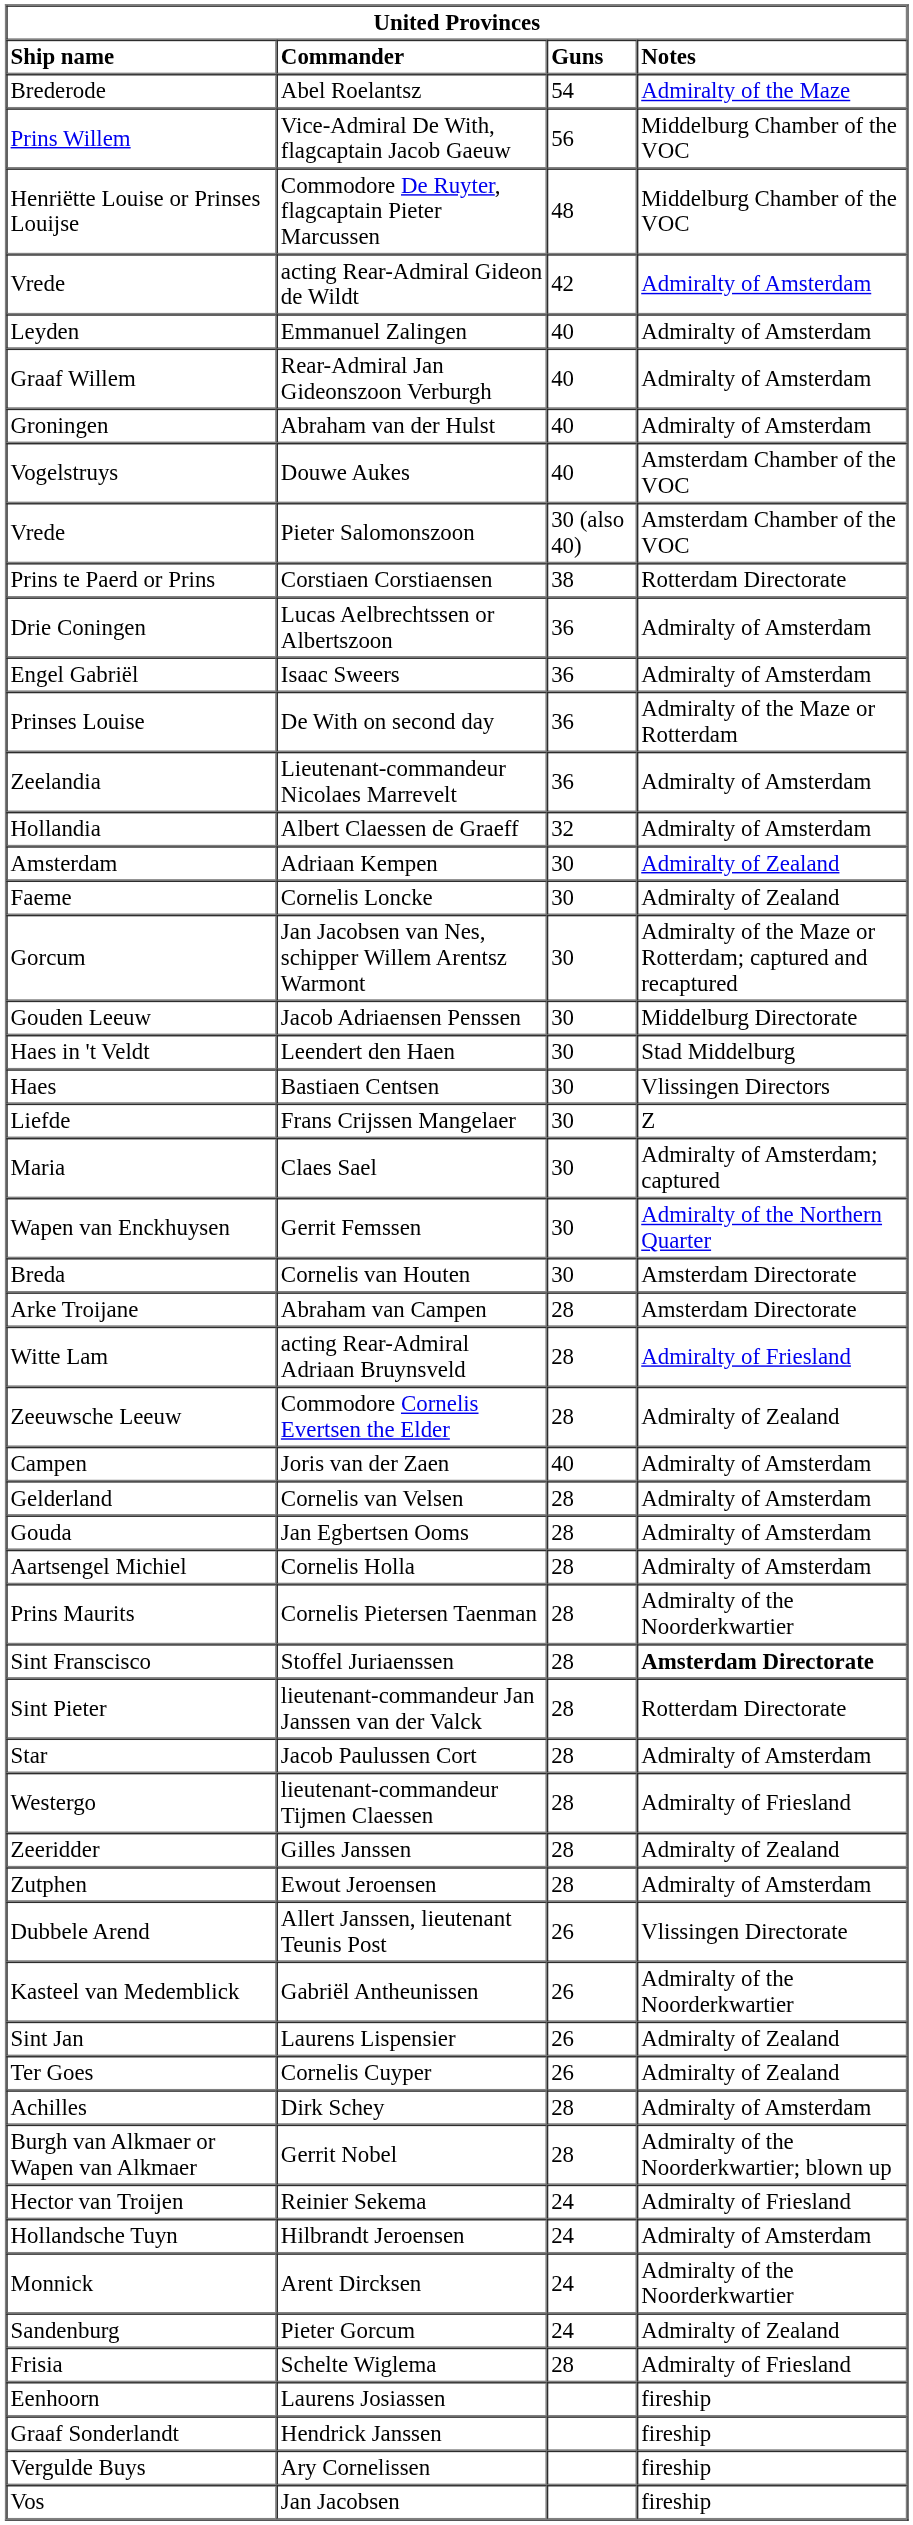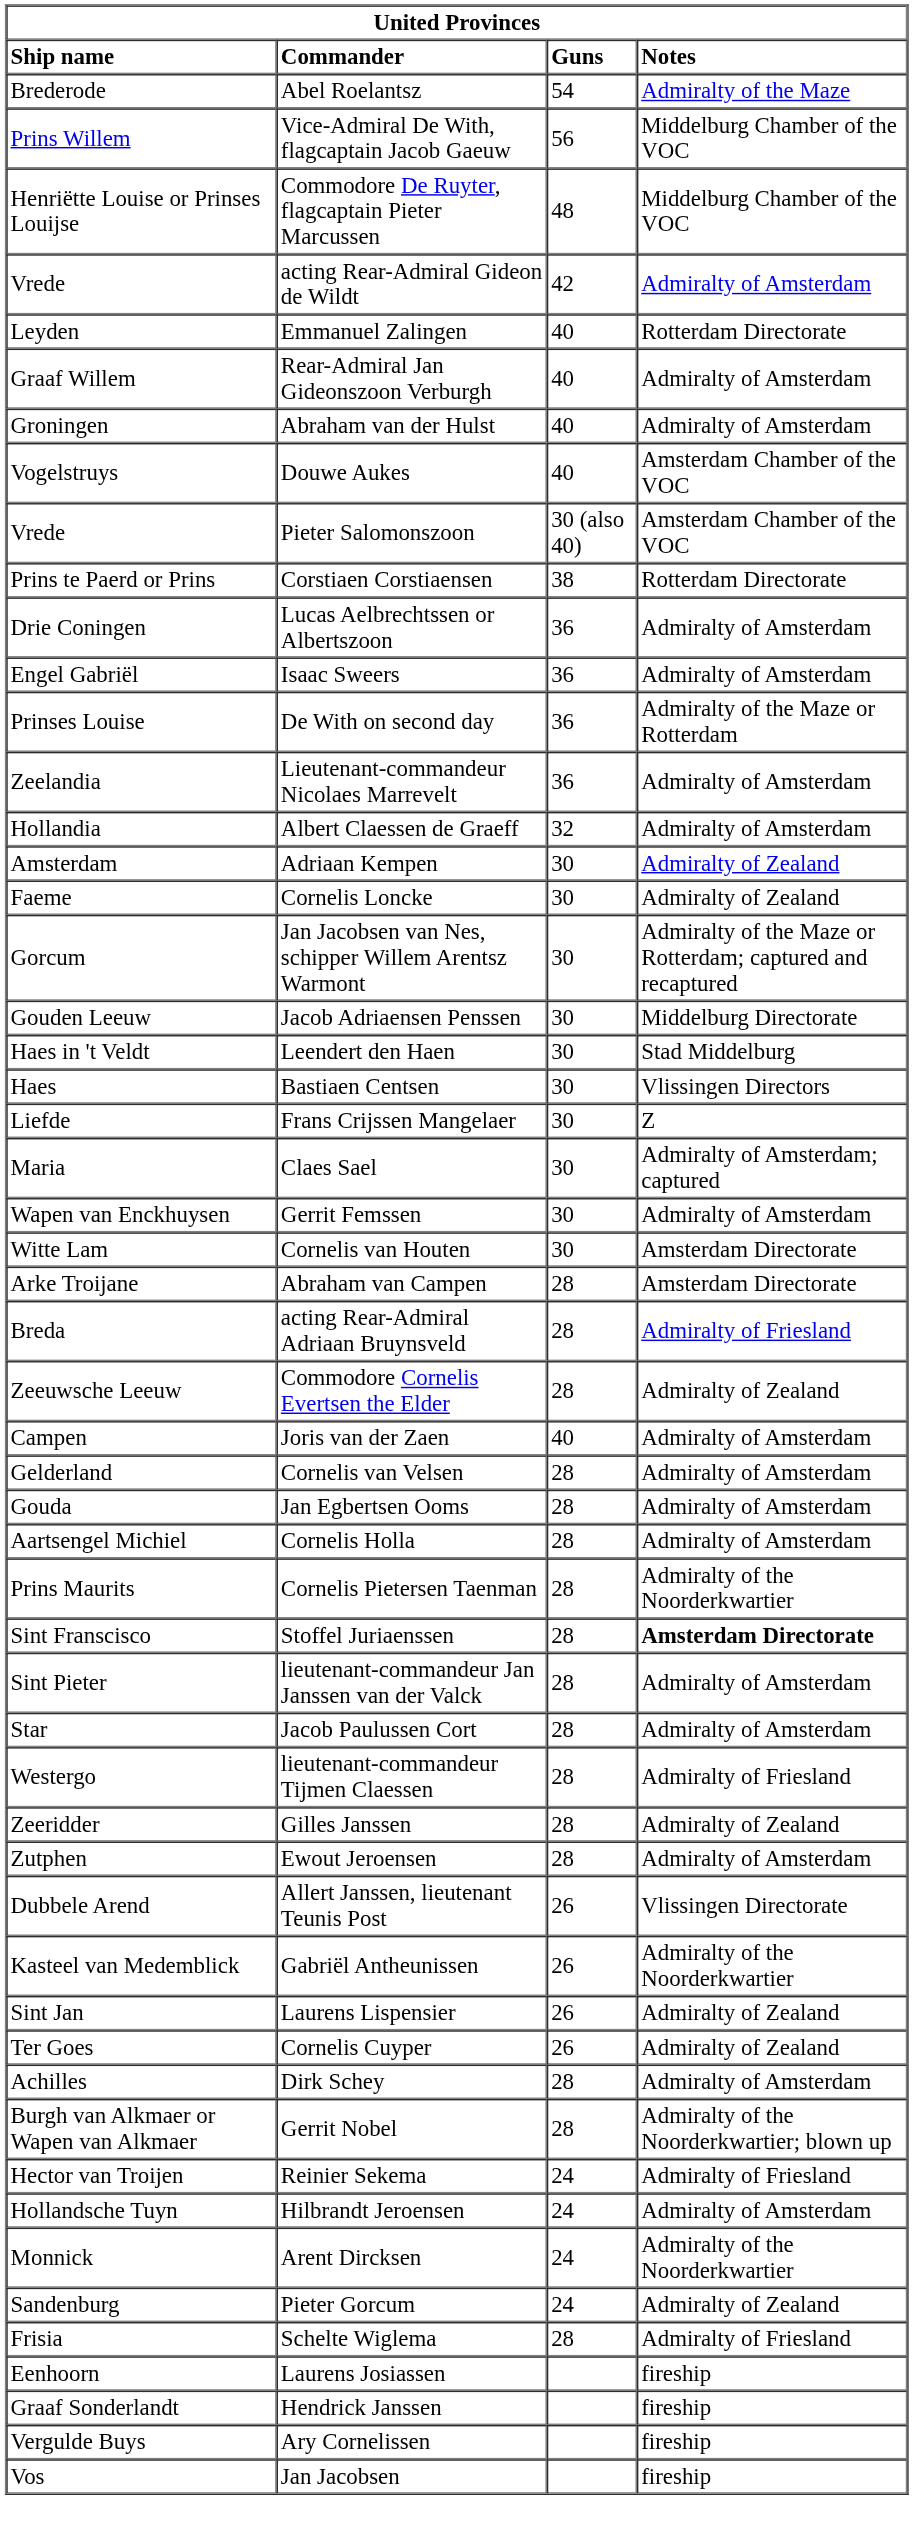(756, 331) Admiralty of Amsterdam -> (744, 331) Rotterdam Directorate
(762, 1227) Admiralty of the Northern Quarter -> (756, 1214) Admiralty of Amsterdam
(38, 1275) Breda -> (59, 1249) Witte Lam
(59, 1356) Witte Lam -> (38, 1330) Breda
(744, 1708) Rotterdam Directorate -> (756, 1682) Admiralty of Amsterdam
